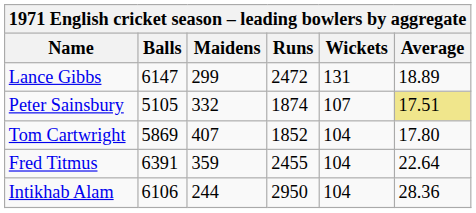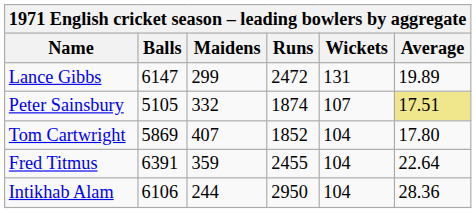(419, 76) 18.89 -> (419, 76) 19.89
